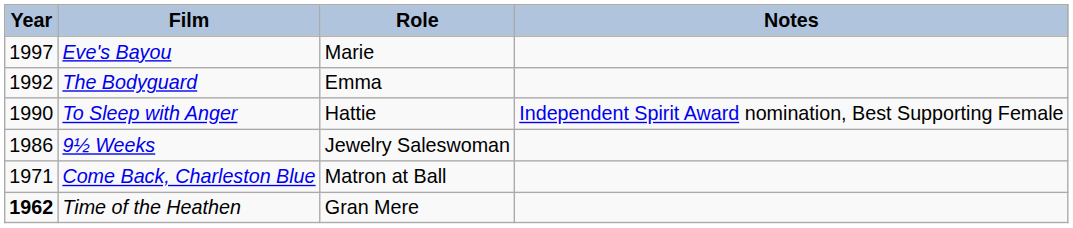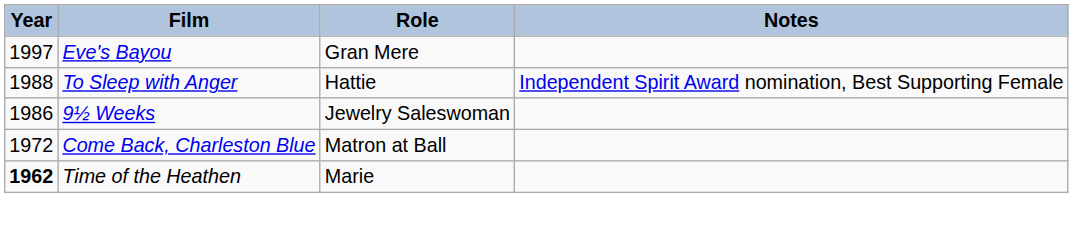(349, 52) Marie -> (372, 52) Gran Mere
- row: (130, 83)
(31, 114) 1990 -> (31, 83) 1988
(31, 176) 1971 -> (31, 145) 1972
(372, 208) Gran Mere -> (349, 176) Marie
